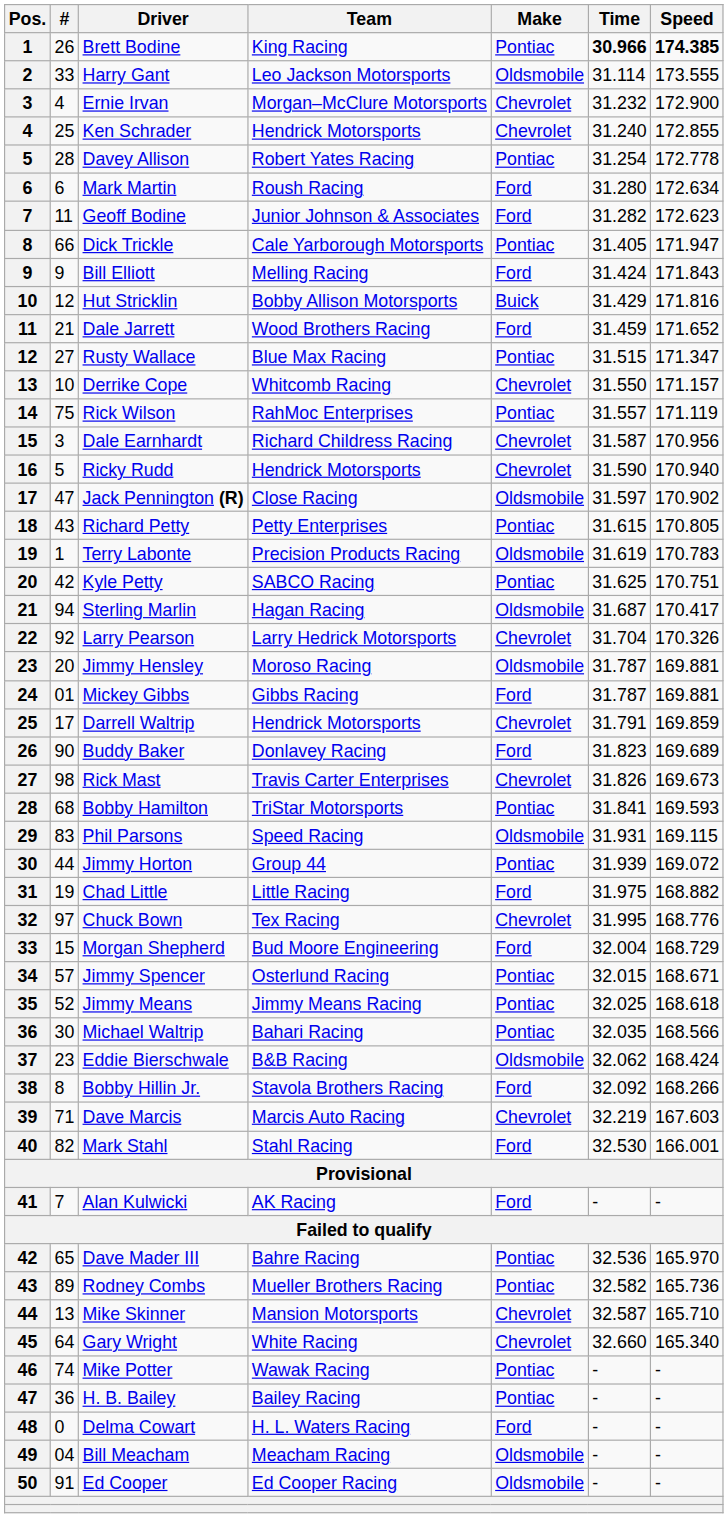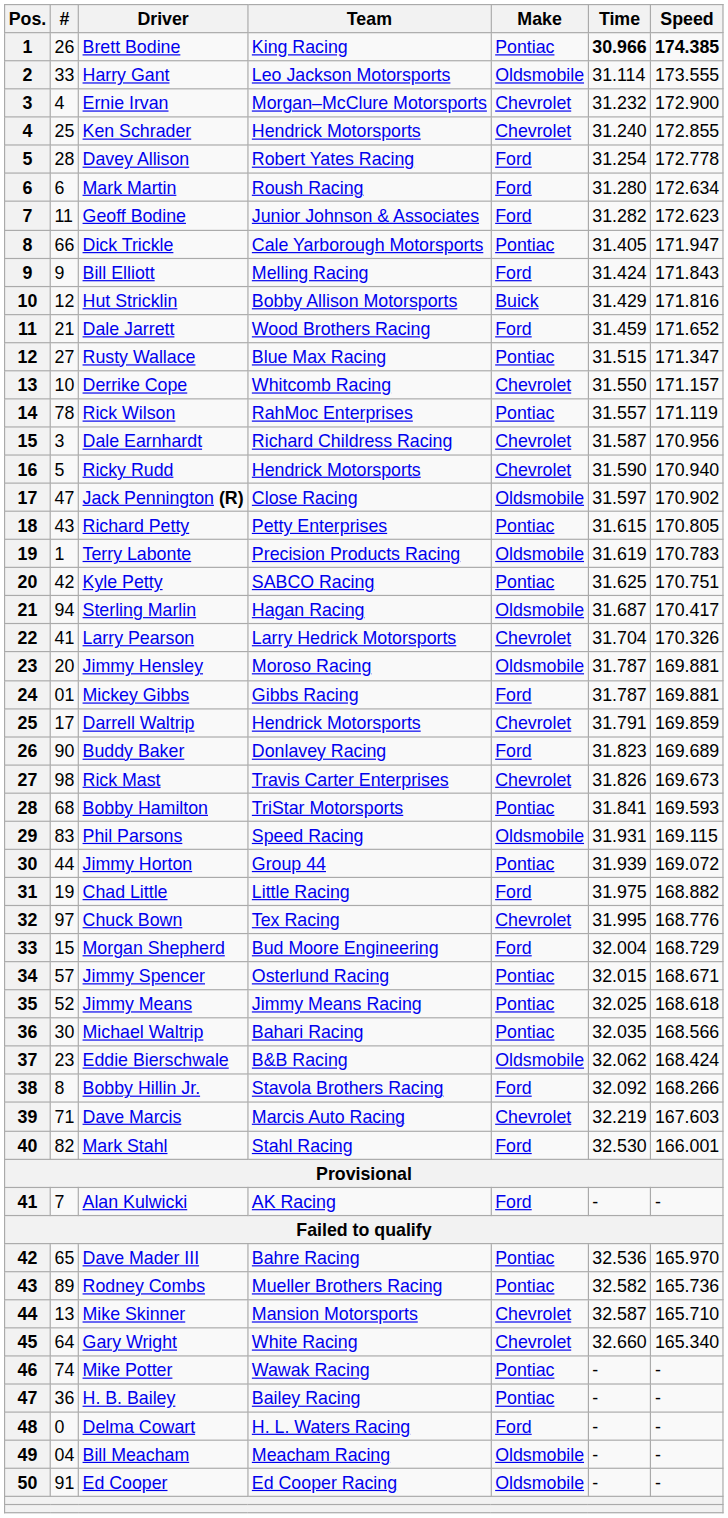(525, 160) Pontiac -> (513, 160) Ford
(64, 413) 75 -> (64, 413) 78
(64, 638) 92 -> (64, 638) 41
